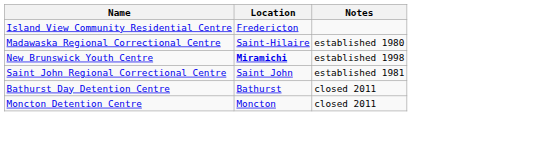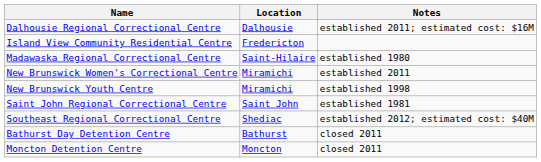+ row: (114, 27)
+ row: (122, 73)
(262, 58) bold -> (267, 88) normal
+ row: (114, 119)
